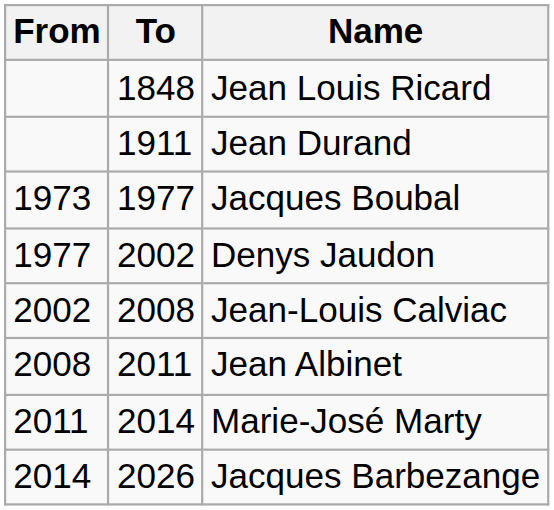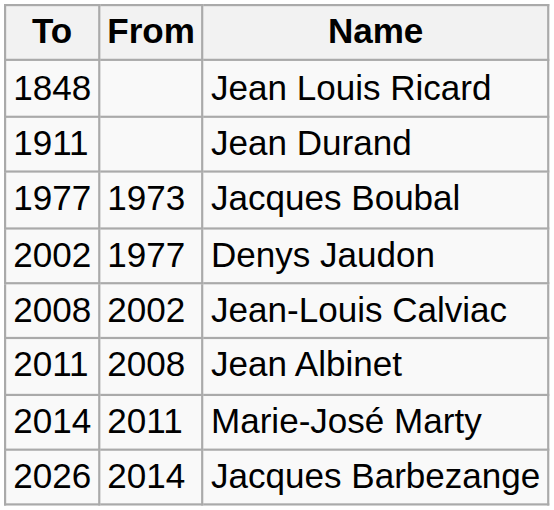columns swapped: (57, 32) <-> (156, 32)
